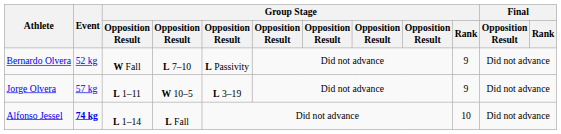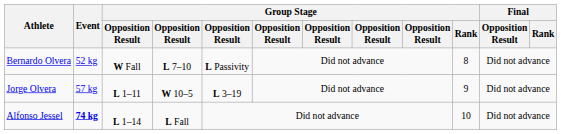(466, 61) 9 -> (466, 61) 8
